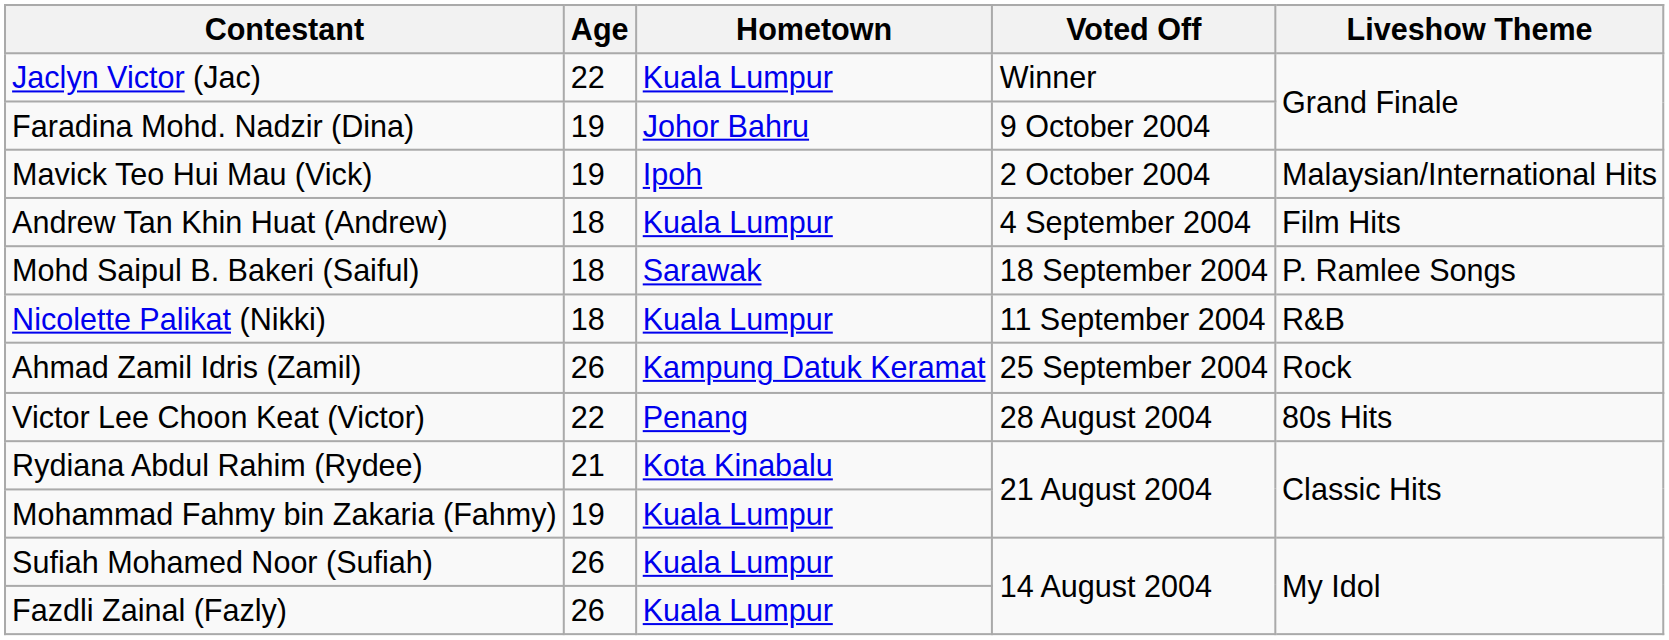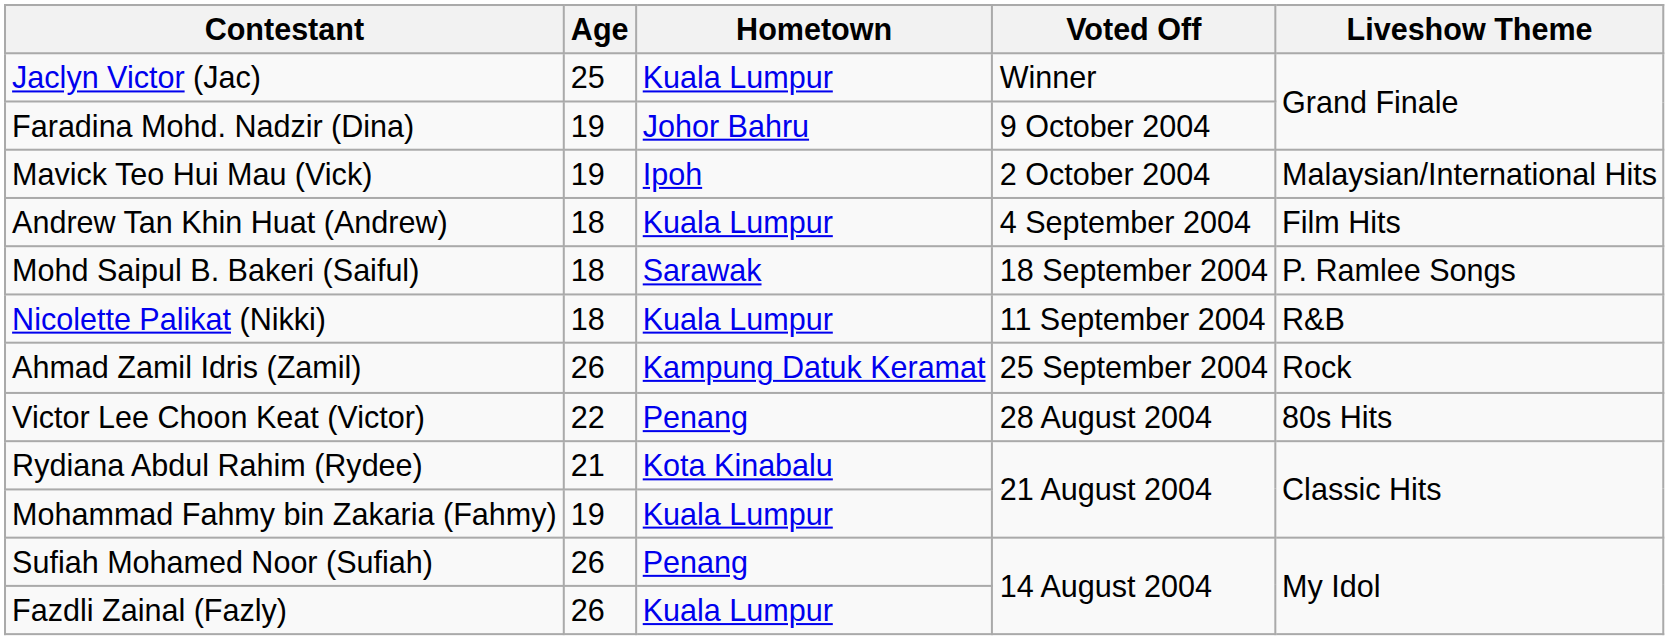(588, 78) 22 -> (588, 78) 25
(738, 561) Kuala Lumpur -> (695, 561) Penang
